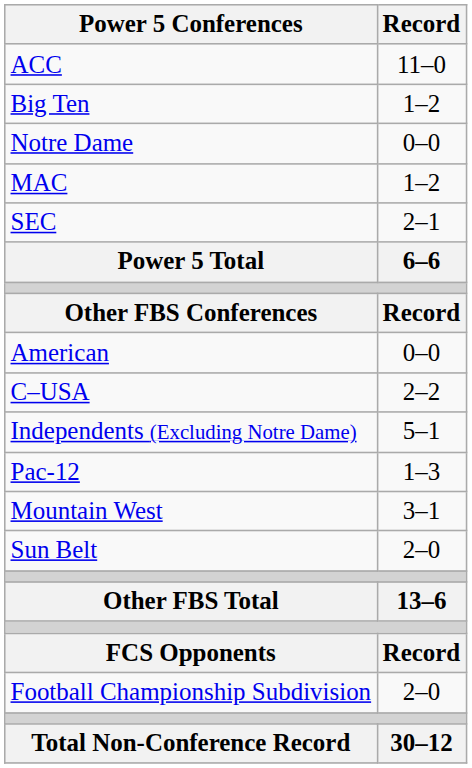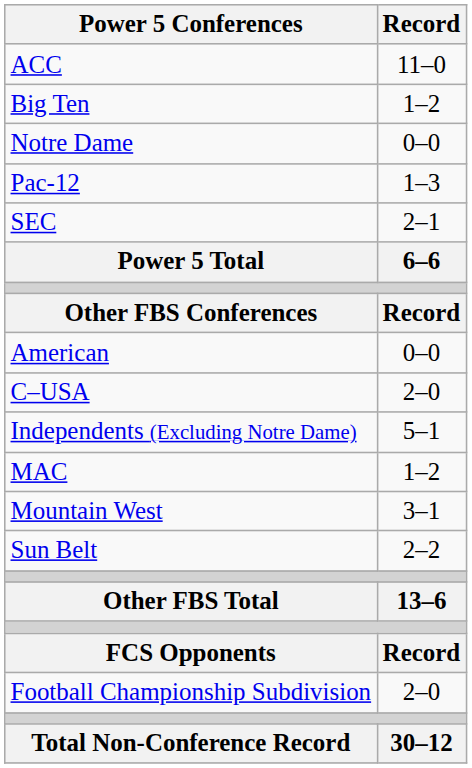rows swapped: (45, 471) <-> (39, 182)
(421, 392) 2–2 -> (421, 392) 2–0
(421, 550) 2–0 -> (421, 550) 2–2
